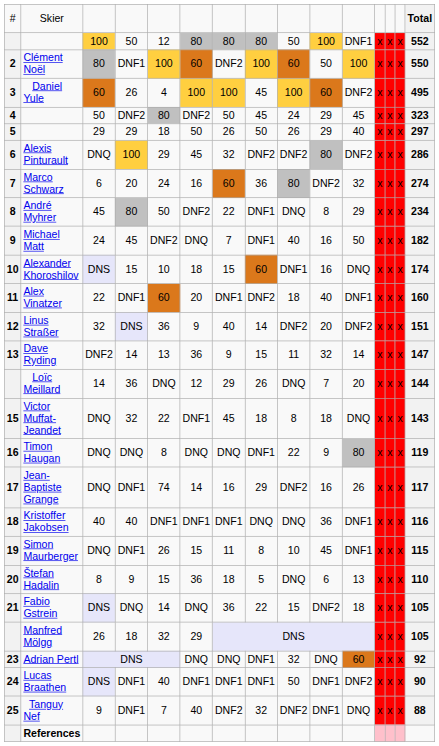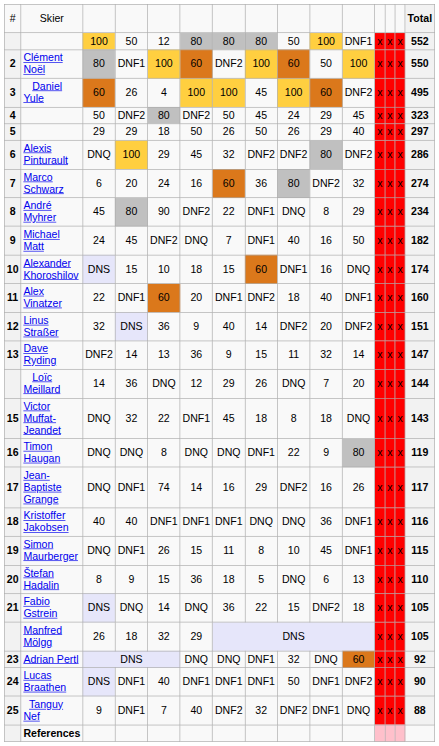(164, 212) 50 -> (164, 212) 90
